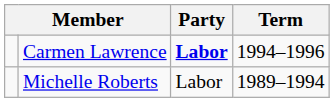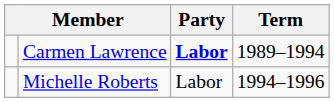(281, 50) 1994–1996 -> (281, 50) 1989–1994
(281, 81) 1989–1994 -> (281, 81) 1994–1996
